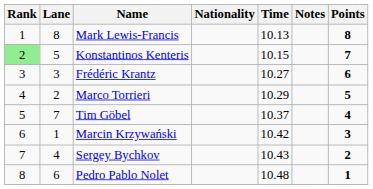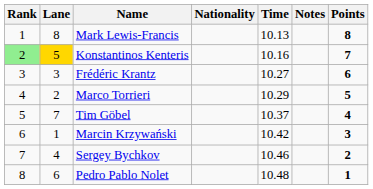(56, 54) no background -> (56, 54) gold background
(275, 54) 10.15 -> (275, 54) 10.16
(275, 154) 10.43 -> (275, 154) 10.46
